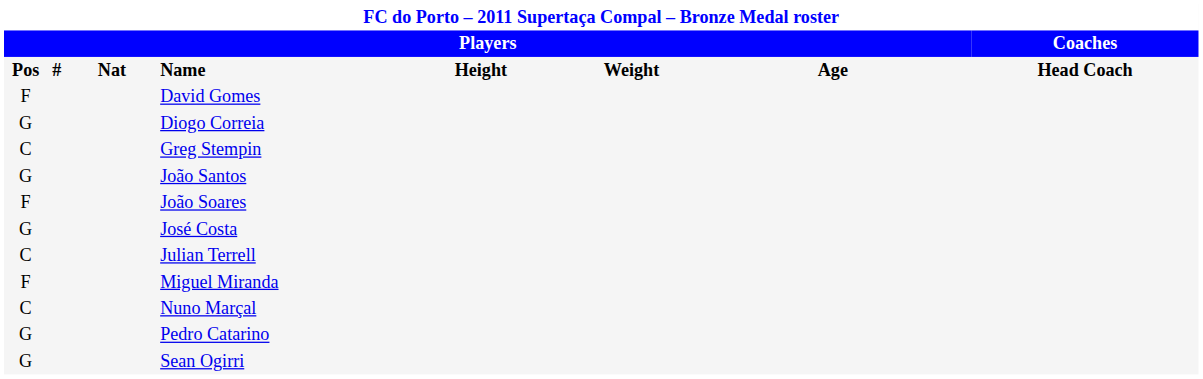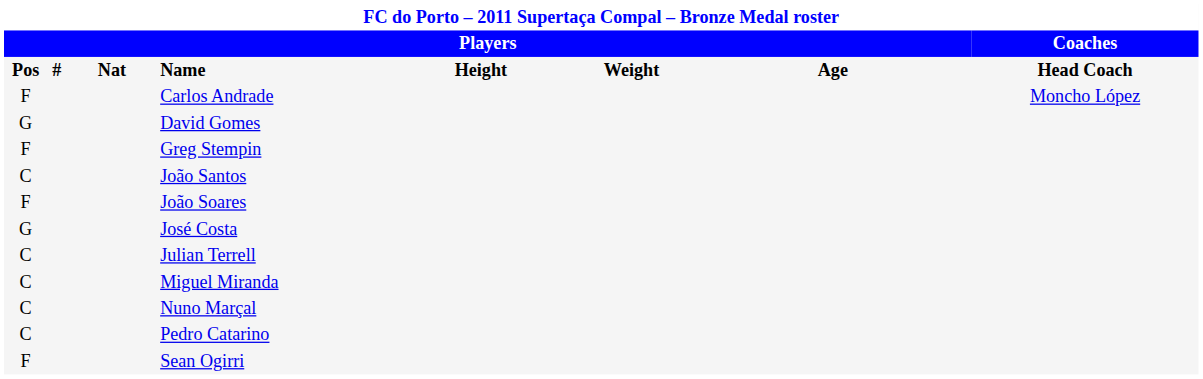+ row: (217, 96)
(26, 96) F -> (26, 122) G
- row: (212, 122)
(26, 149) C -> (26, 149) F
(26, 175) G -> (26, 175) C
(26, 281) F -> (26, 281) C
(26, 334) G -> (26, 334) C
(26, 361) G -> (26, 361) F
